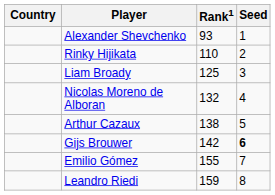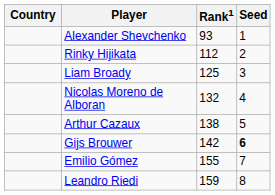(209, 54) 110 -> (209, 54) 112
